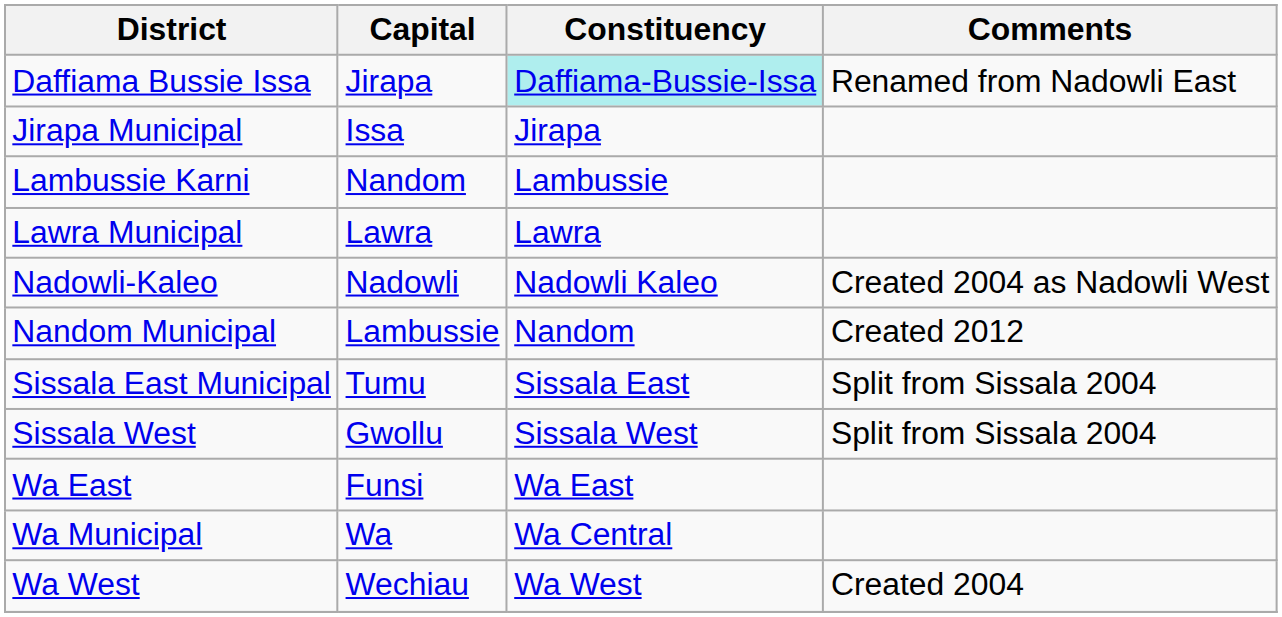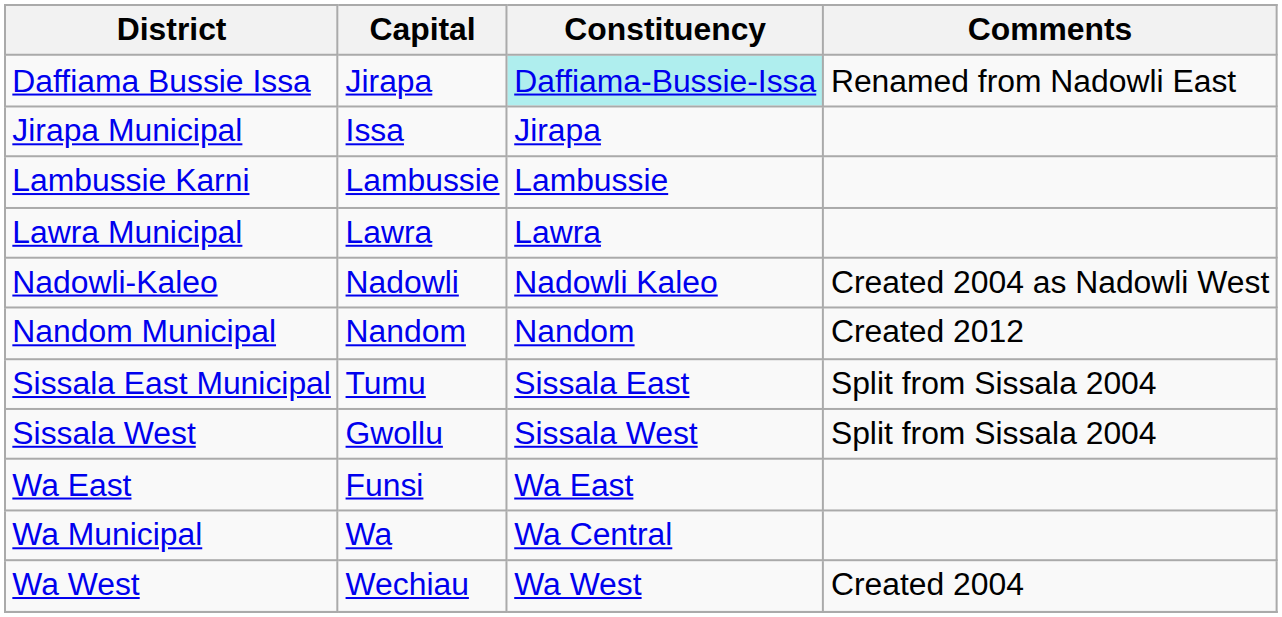(406, 181) Nandom -> (423, 181) Lambussie
(423, 332) Lambussie -> (406, 332) Nandom
